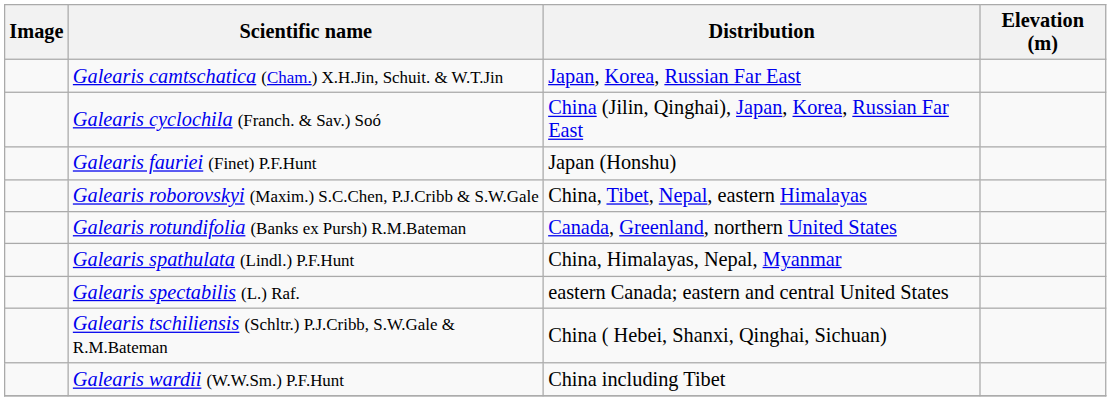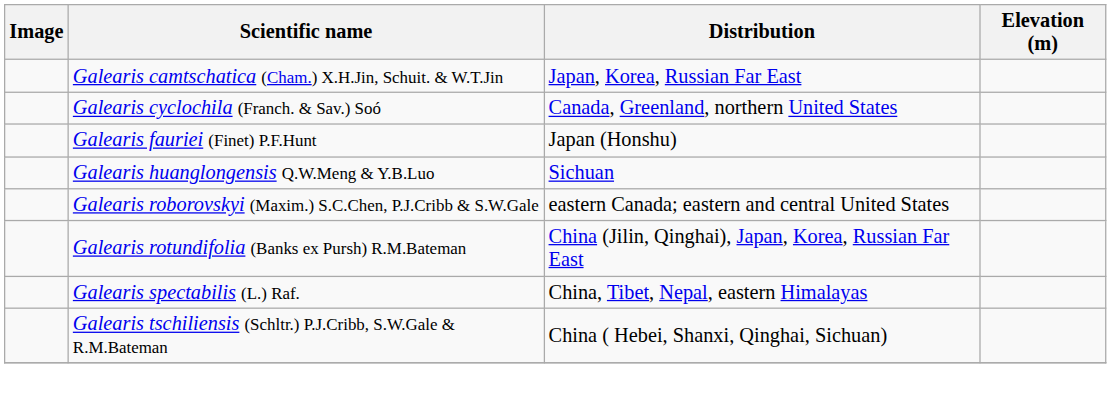(748, 119) China (Jilin, Qinghai), Japan, Korea, Russian Far East -> (723, 107) Canada, Greenland, northern United States
+ row: (254, 172)
(708, 195) China, Tibet, Nepal, eastern Himalayas -> (749, 204) eastern Canada; eastern and central United States
(723, 227) Canada, Greenland, northern United States -> (749, 248) China (Jilin, Qinghai), Japan, Korea, Russian Far East
- row: (214, 259)
(748, 291) eastern Canada; eastern and central United States -> (708, 291) China, Tibet, Nepal, eastern Himalayas
- row: (208, 379)
